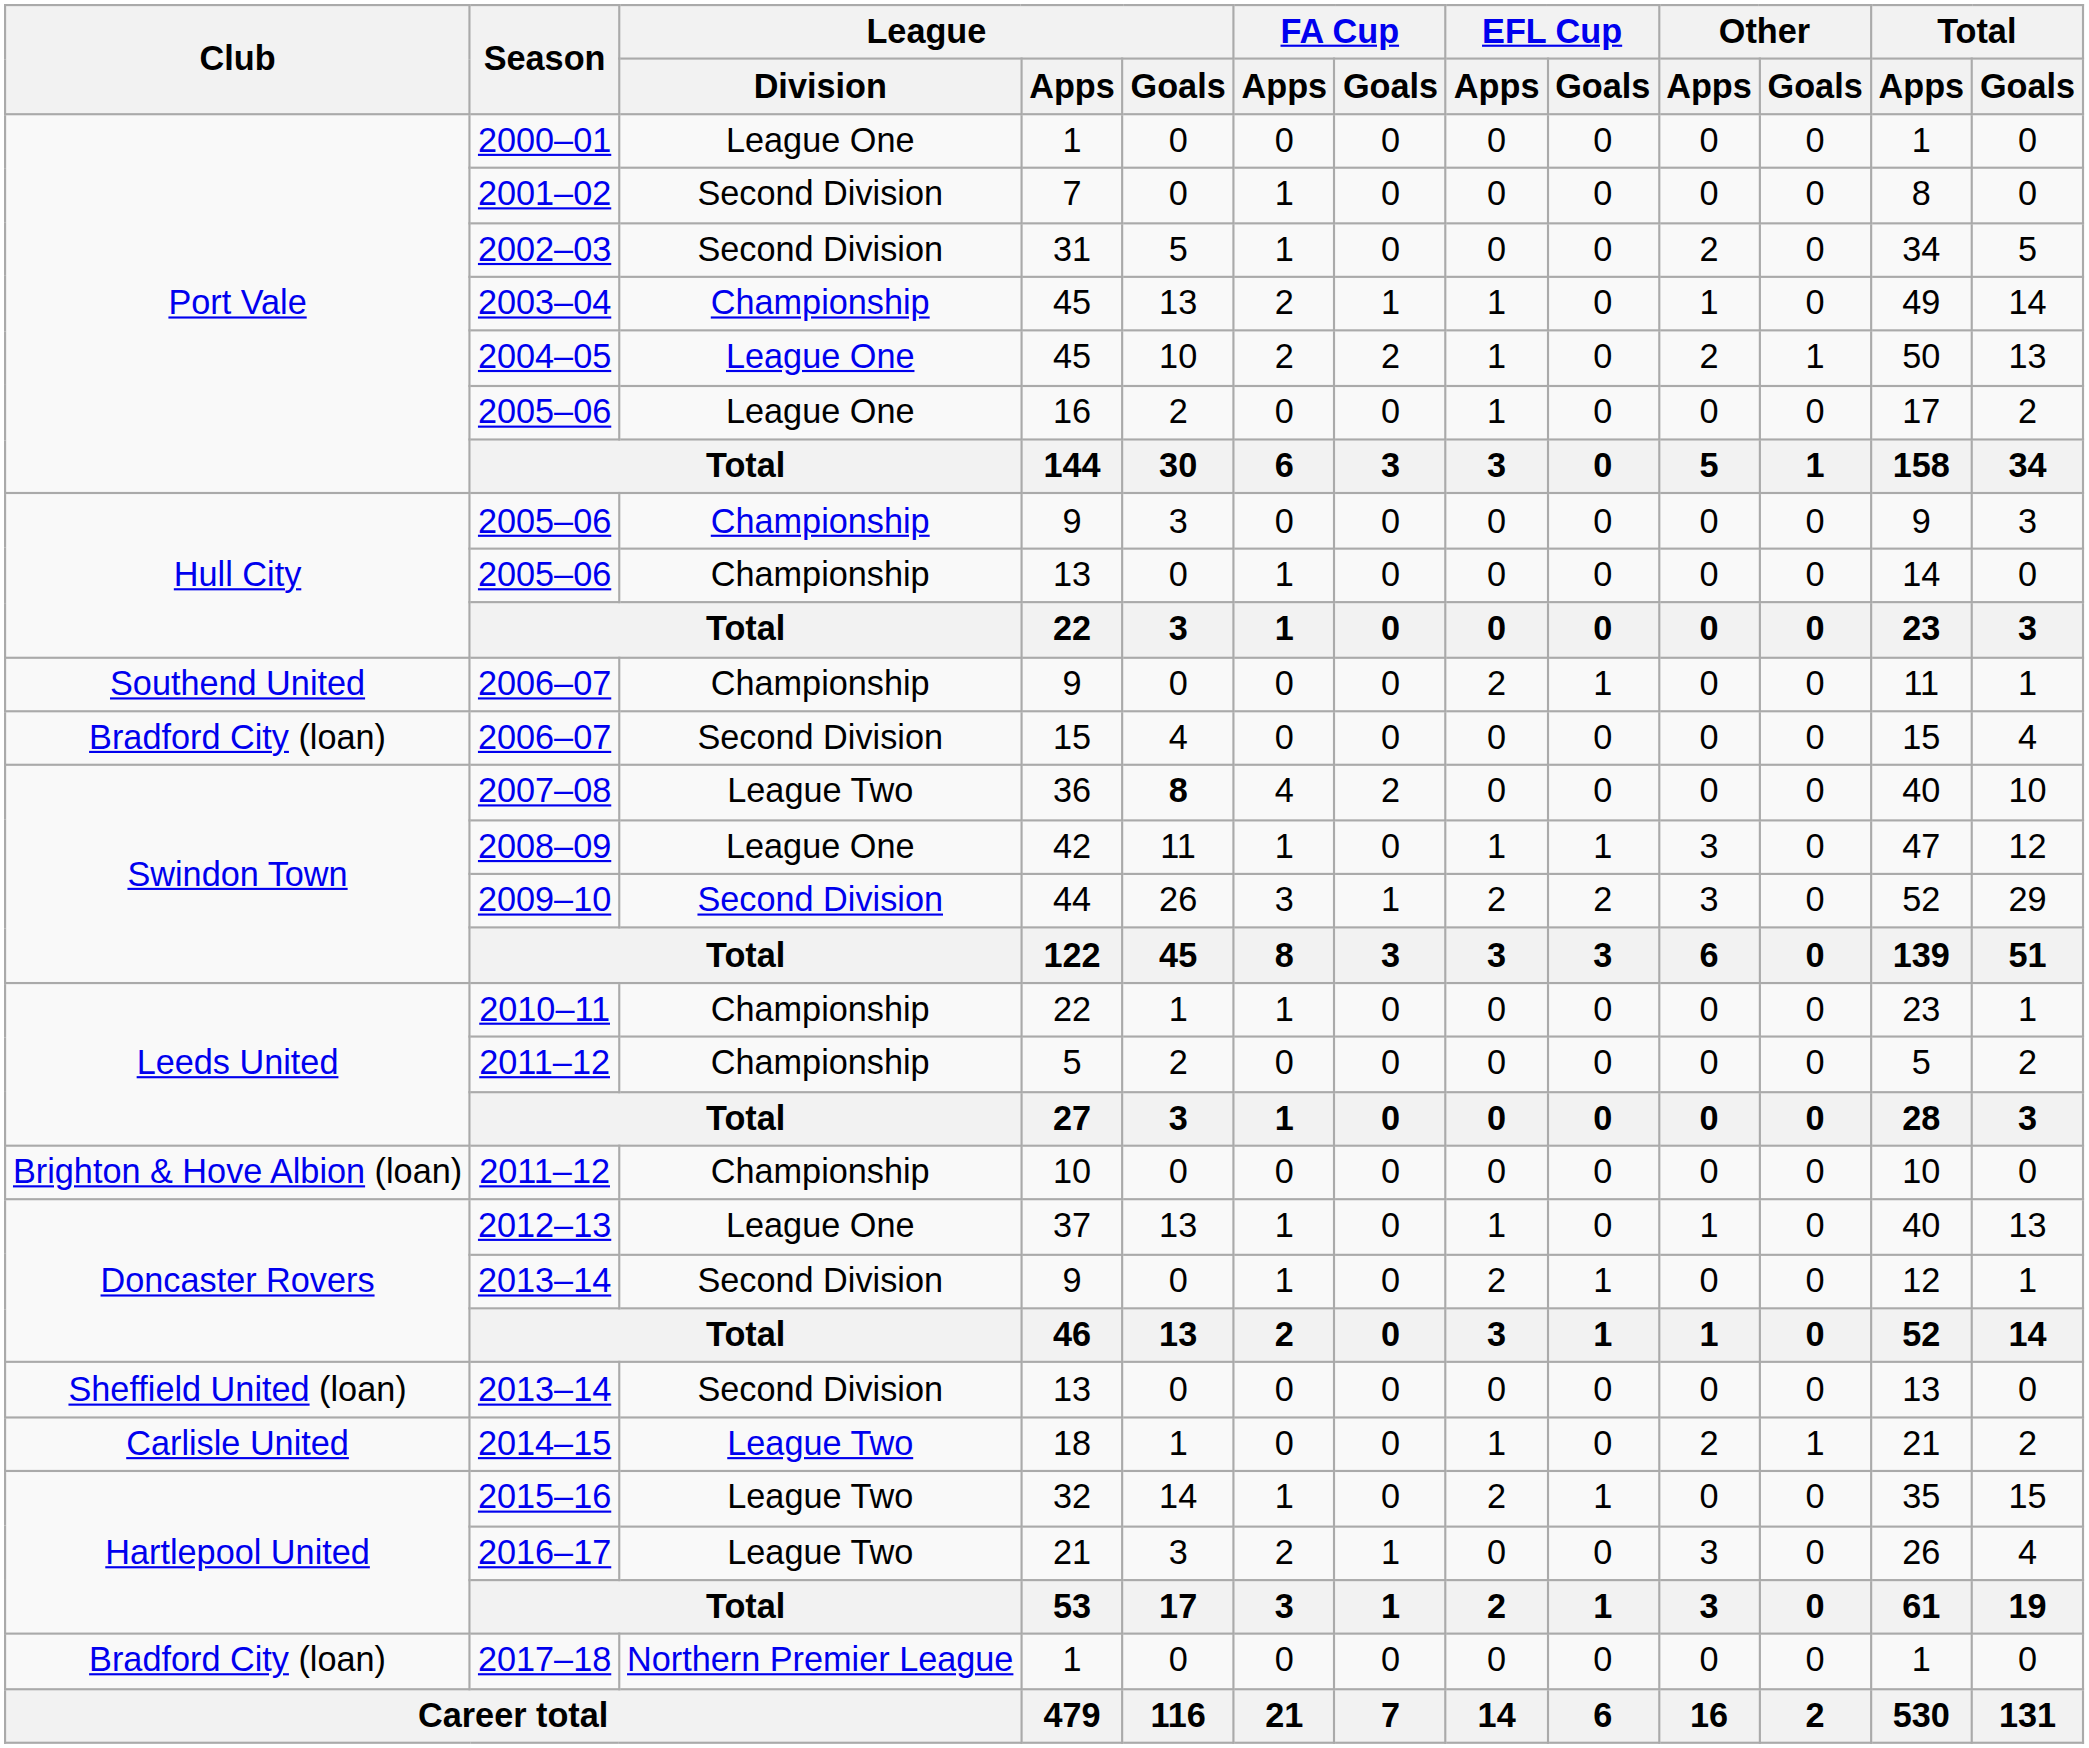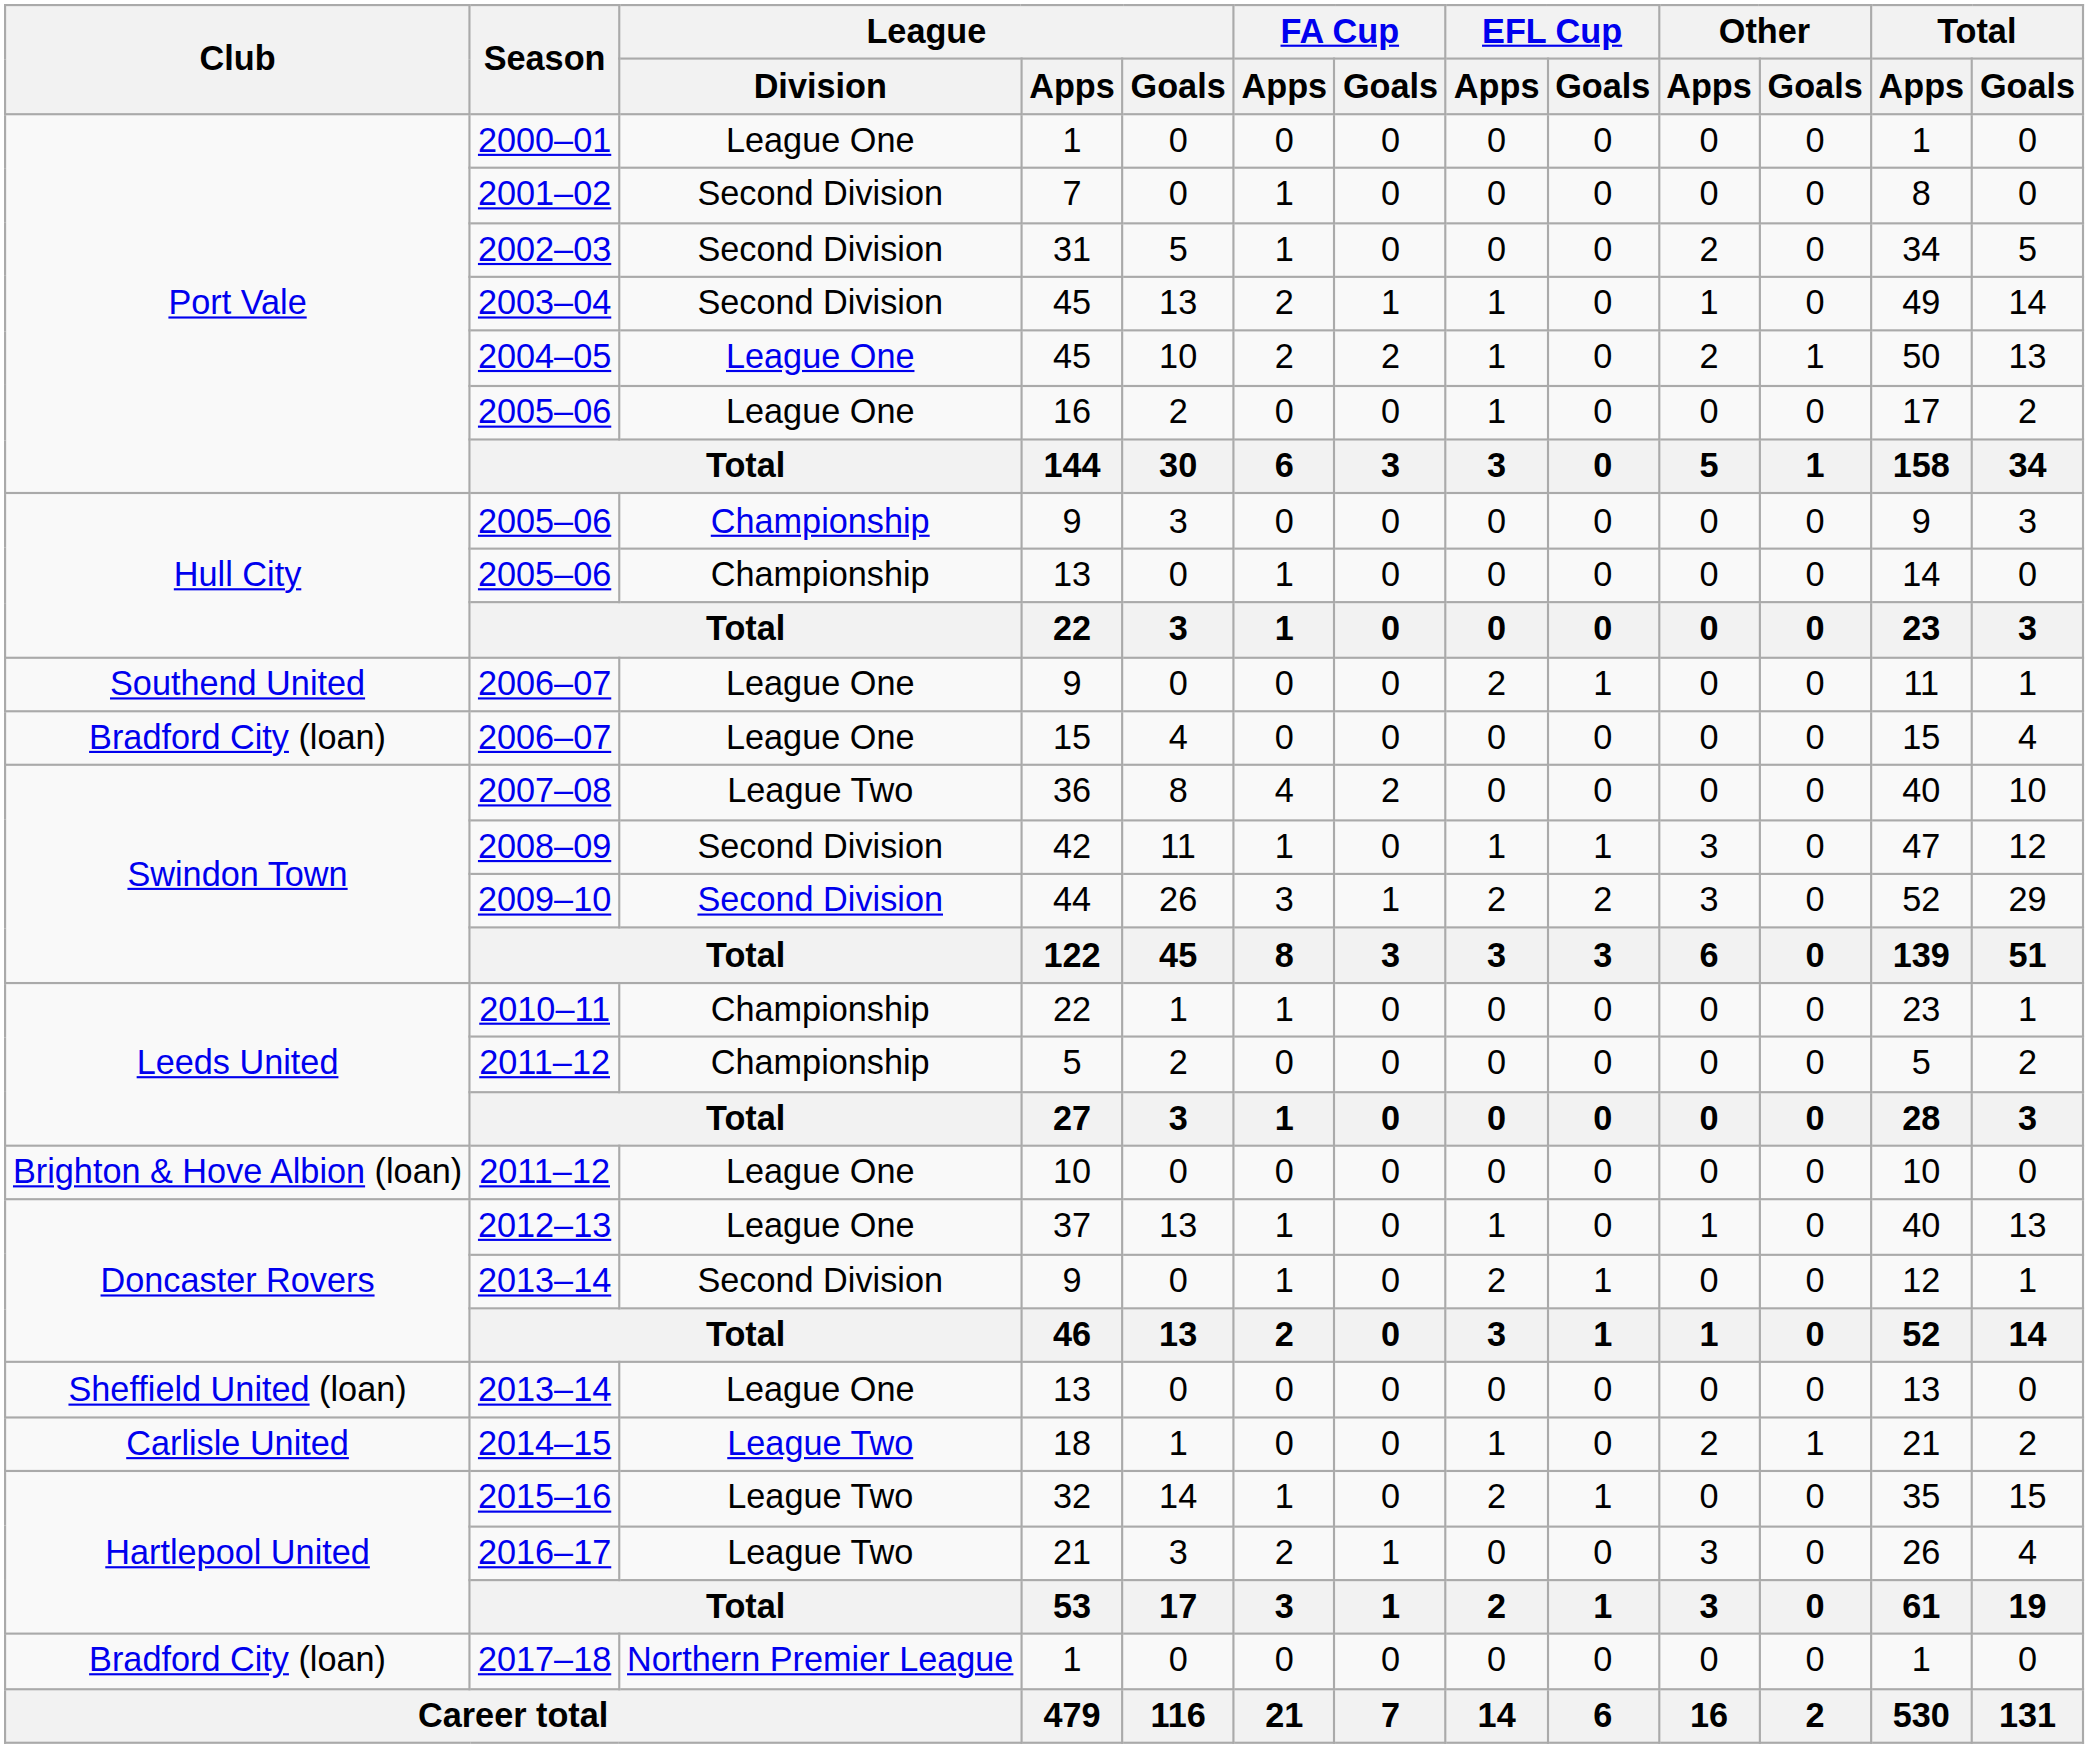(820, 303) Championship -> (820, 303) Second Division
(820, 683) Championship -> (820, 683) League One
(820, 737) Second Division -> (820, 737) League One
(1178, 791) bold -> (1178, 791) normal
(820, 846) League One -> (820, 846) Second Division
(820, 1172) Championship -> (820, 1172) League One
(820, 1389) Second Division -> (820, 1389) League One
